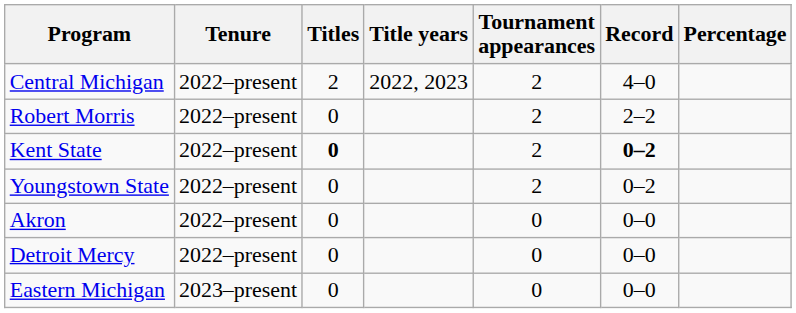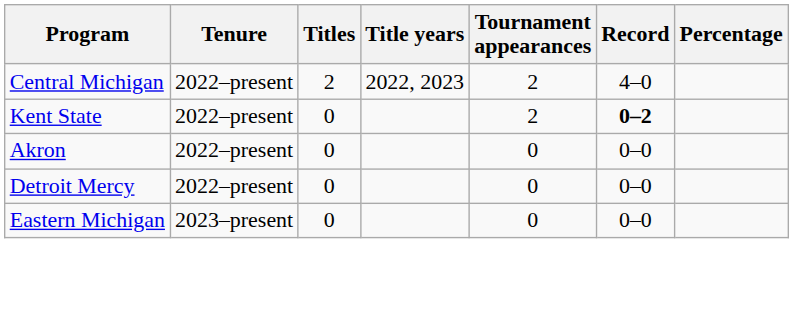- row: (72, 116)
(333, 150) bold -> (329, 116) normal
- row: (89, 185)
